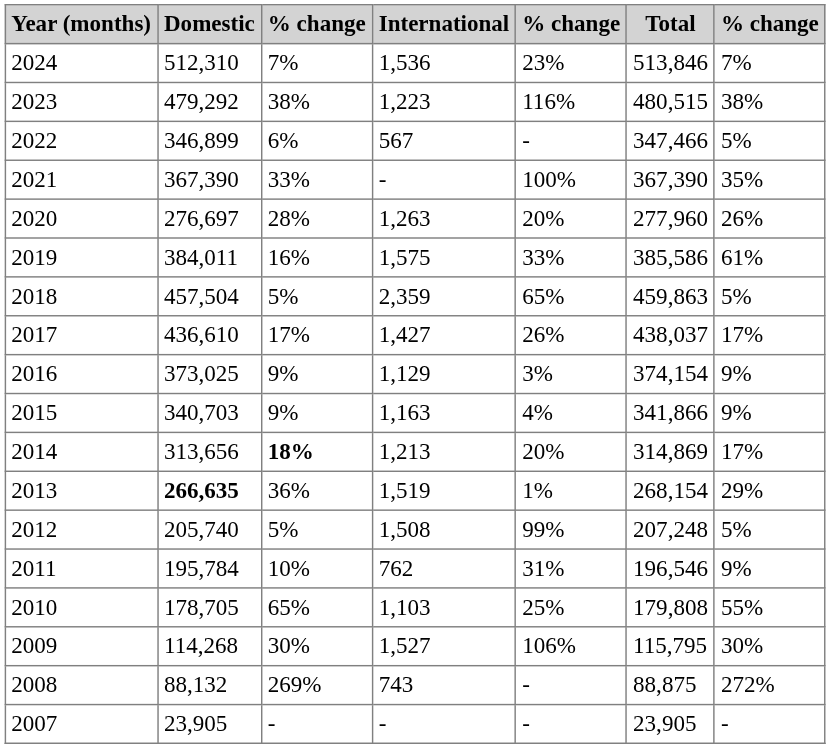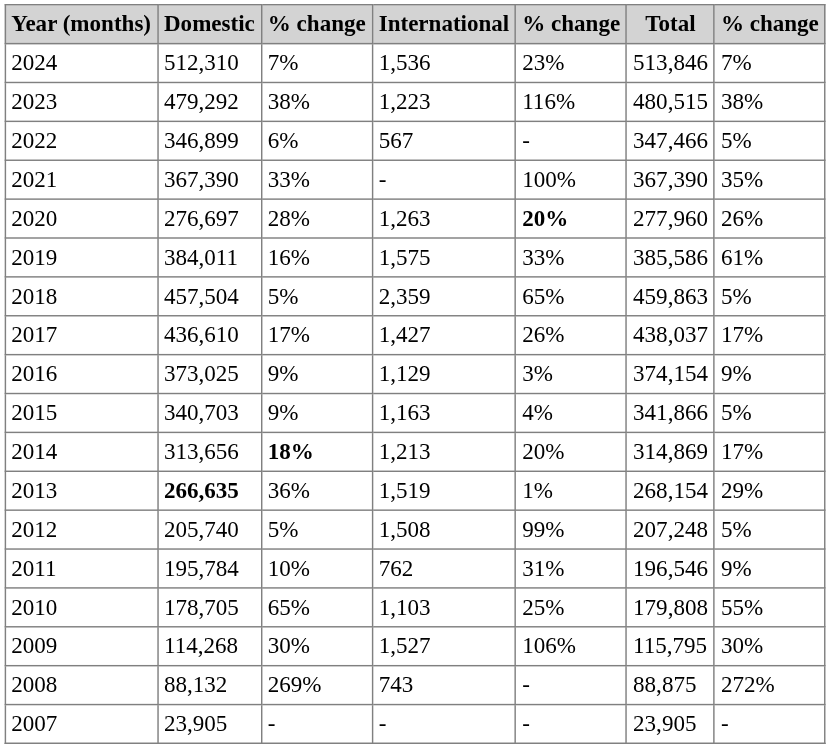(543, 218) normal -> (545, 218) bold
(736, 412) 9% -> (736, 412) 5%
